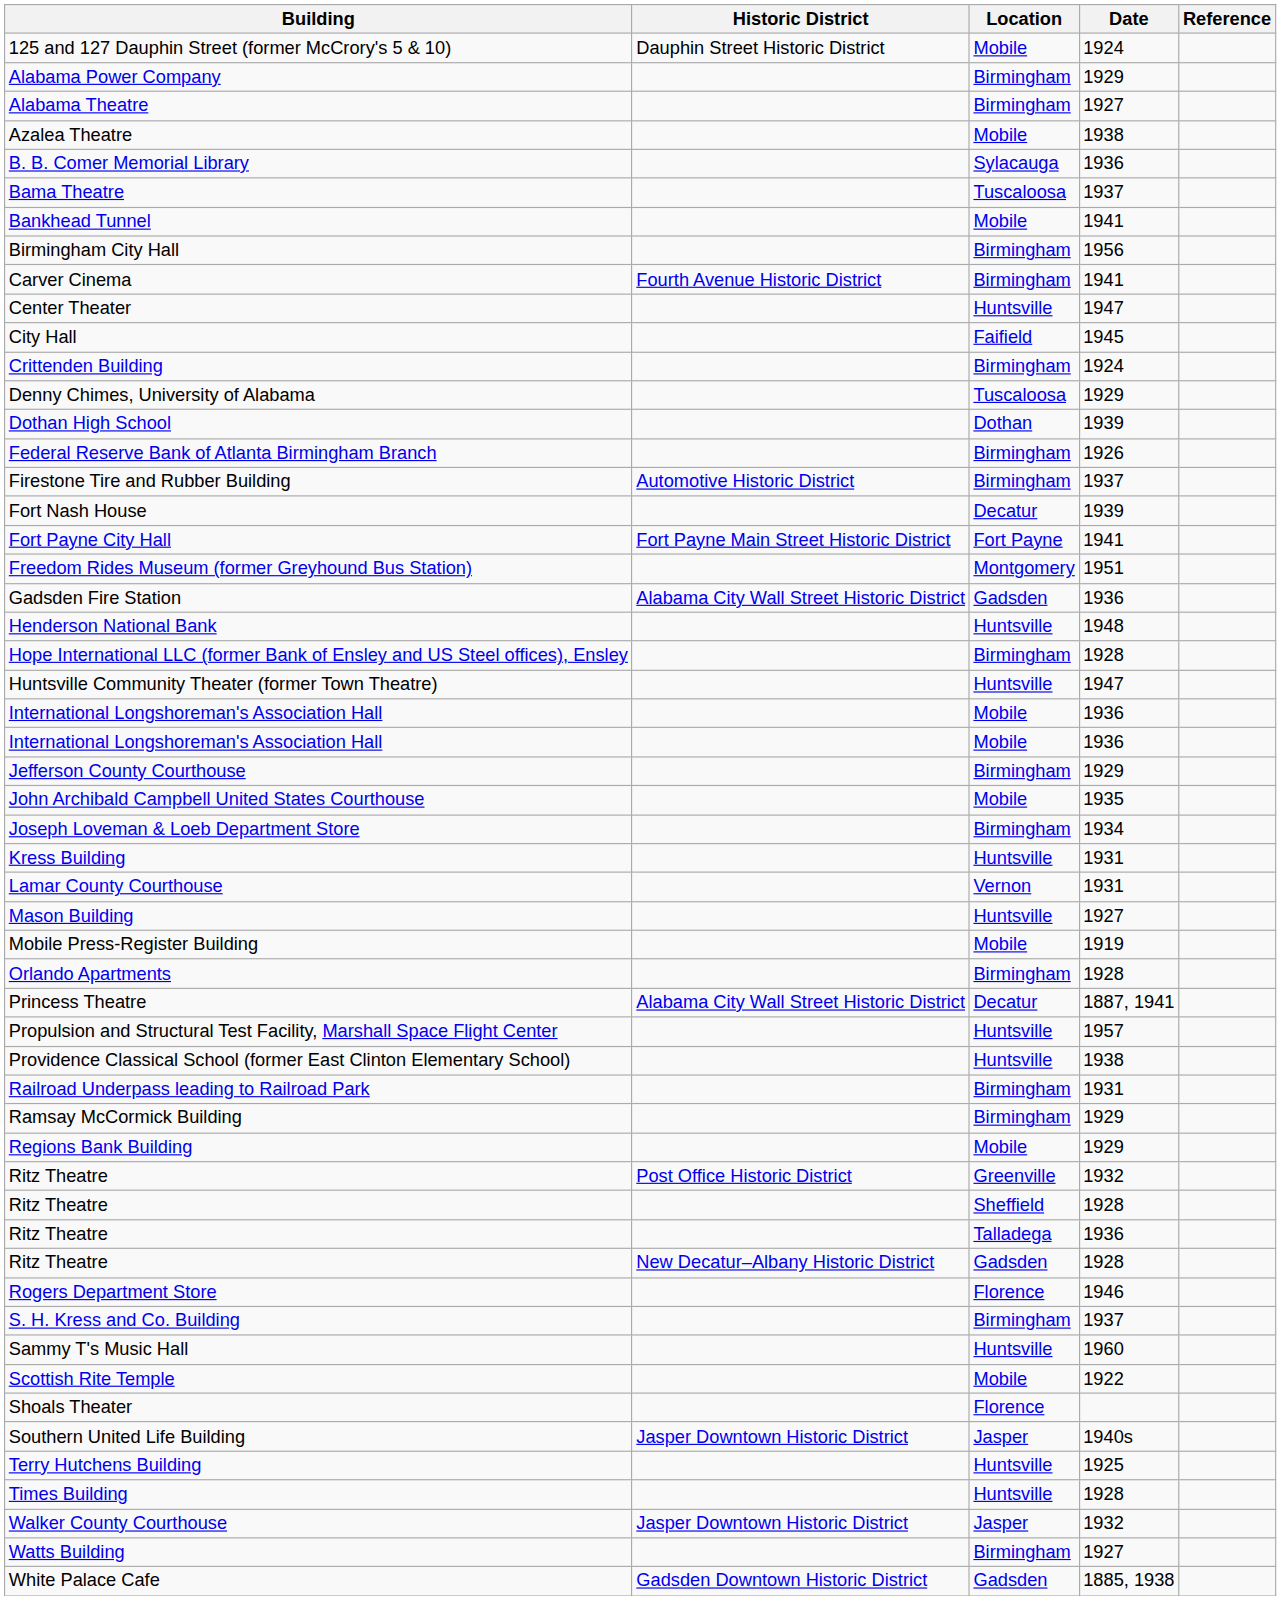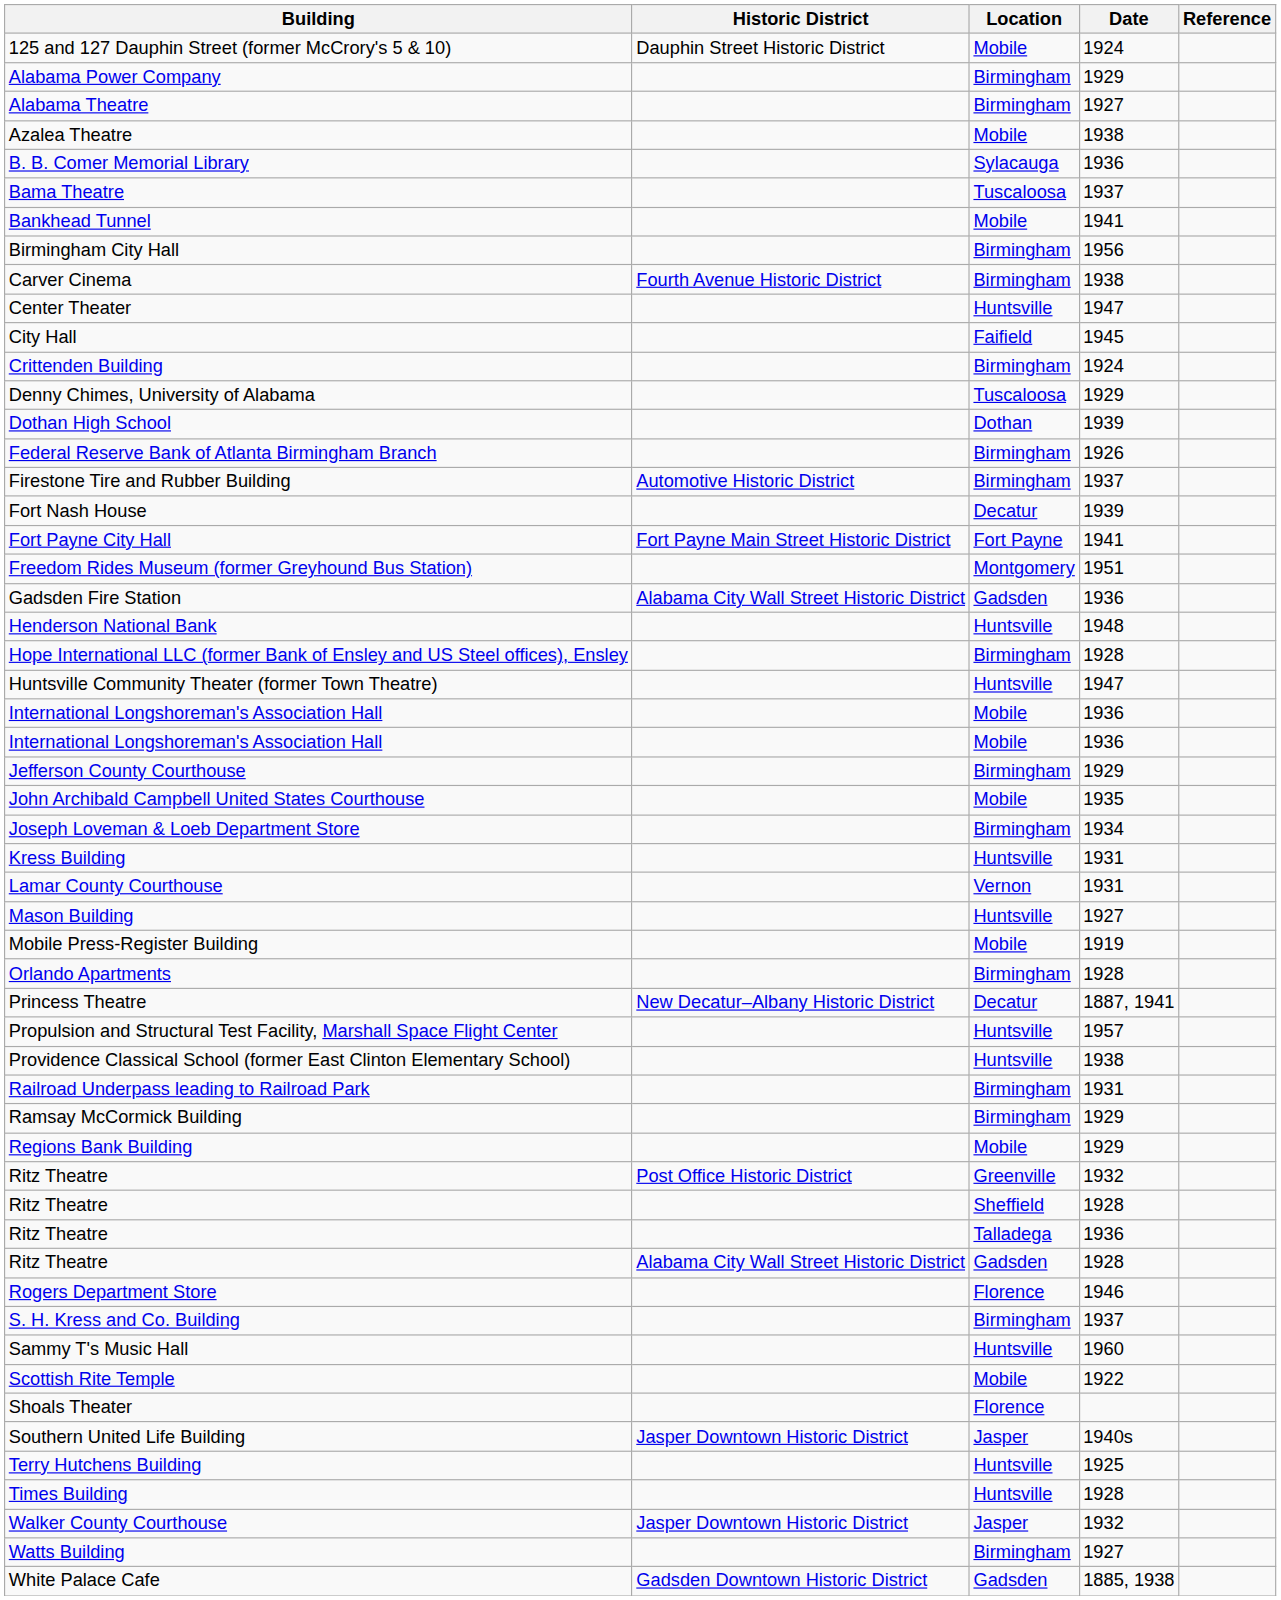(1104, 279) 1941 -> (1104, 279) 1938
(801, 1002) Alabama City Wall Street Historic District -> (785, 1002) New Decatur–Albany Historic District
(785, 1262) New Decatur–Albany Historic District -> (801, 1262) Alabama City Wall Street Historic District
